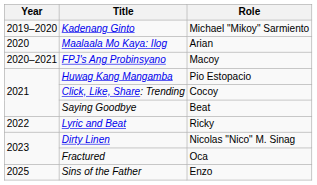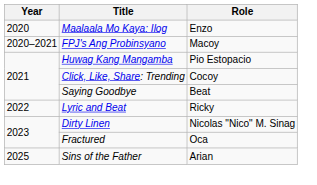- row: (98, 28)
(201, 44) Arian -> (201, 28) Enzo
(201, 172) Enzo -> (201, 156) Arian
